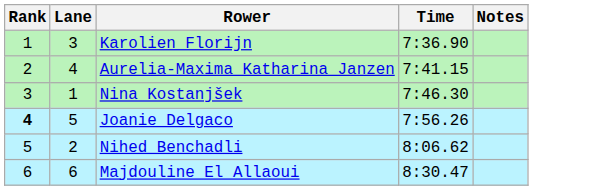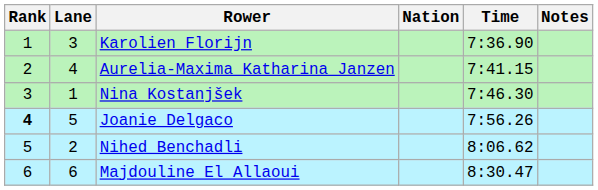+ column: (431, 18)
